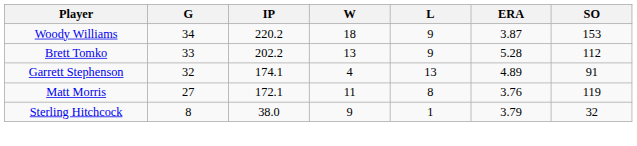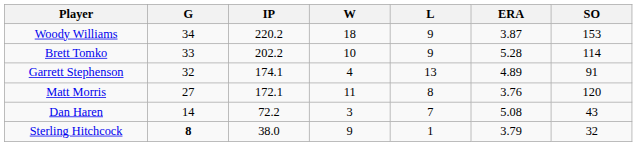(350, 53) 13 -> (350, 53) 10
(592, 53) 112 -> (592, 53) 114
(592, 92) 119 -> (592, 92) 120
+ row: (76, 111)
(188, 111) normal -> (188, 131) bold
